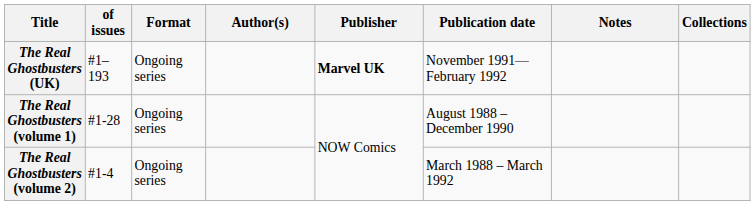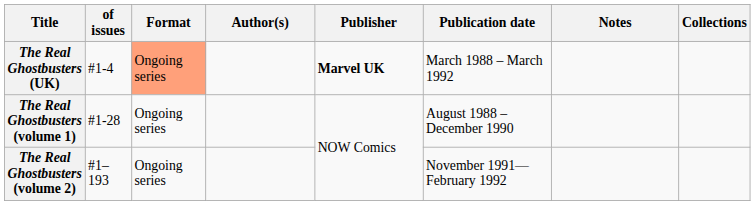(98, 68) #1–193 -> (101, 68) #1-4
(159, 68) no background -> (159, 68) lightsalmon background
(477, 68) November 1991—February 1992 -> (484, 68) March 1988 – March 1992
(101, 173) #1-4 -> (98, 173) #1–193
(484, 173) March 1988 – March 1992 -> (477, 173) November 1991—February 1992
